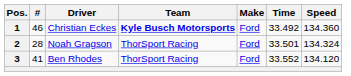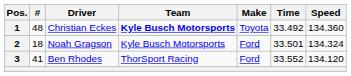(38, 28) 46 -> (38, 28) 48
(250, 28) Ford -> (254, 28) Toyota
(38, 44) 28 -> (38, 44) 18
(160, 44) ThorSport Racing -> (173, 44) Kyle Busch Motorsports
